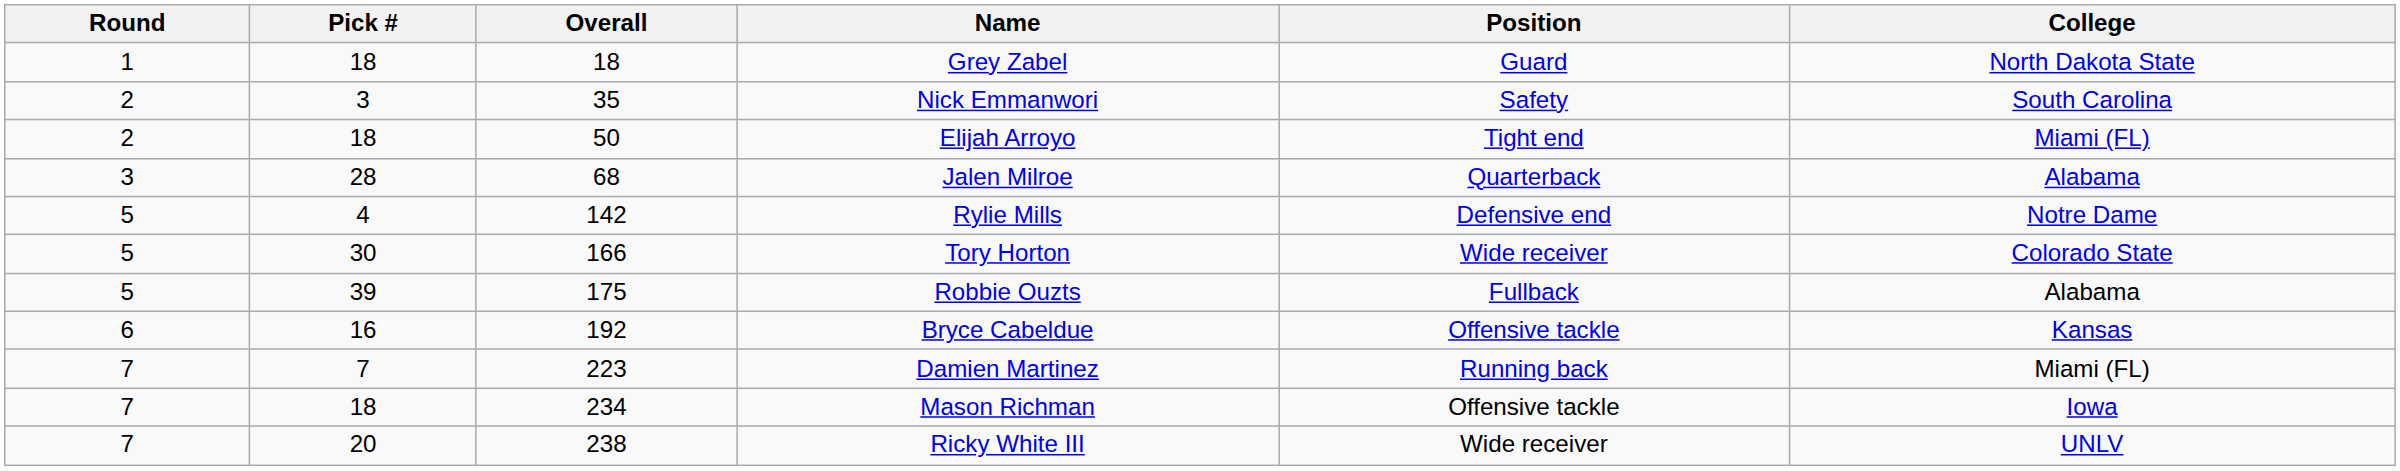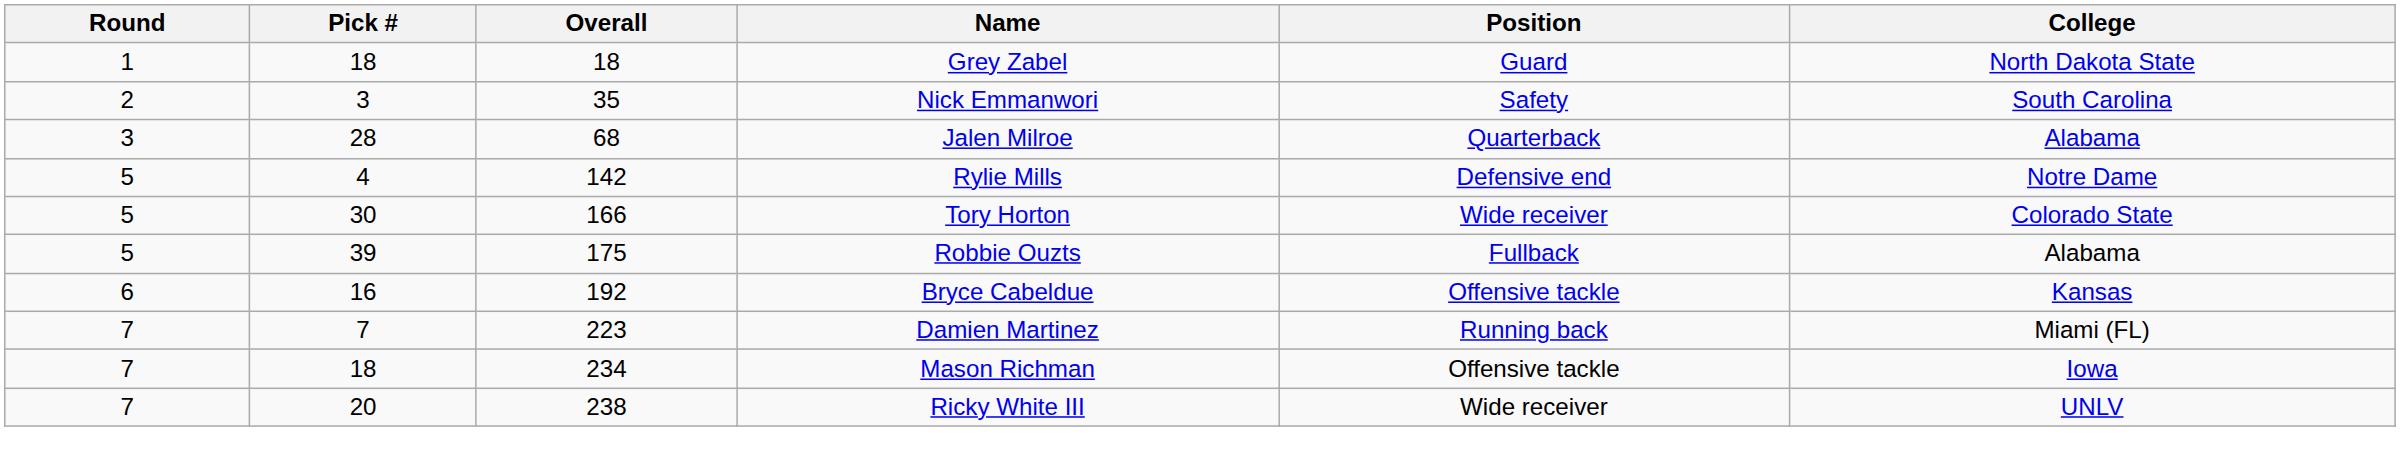- row: (1008, 138)
